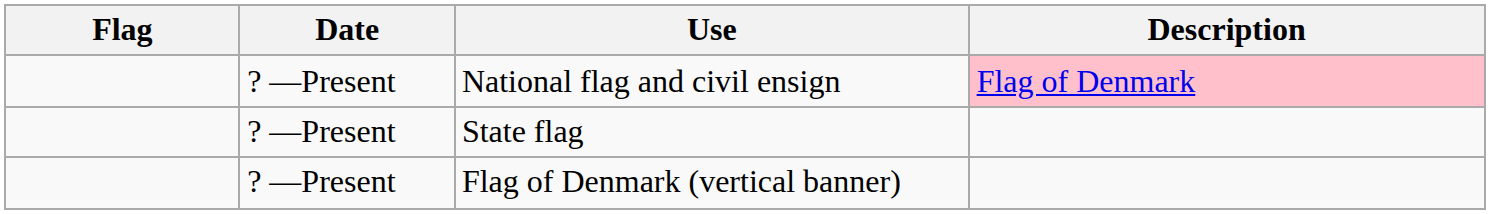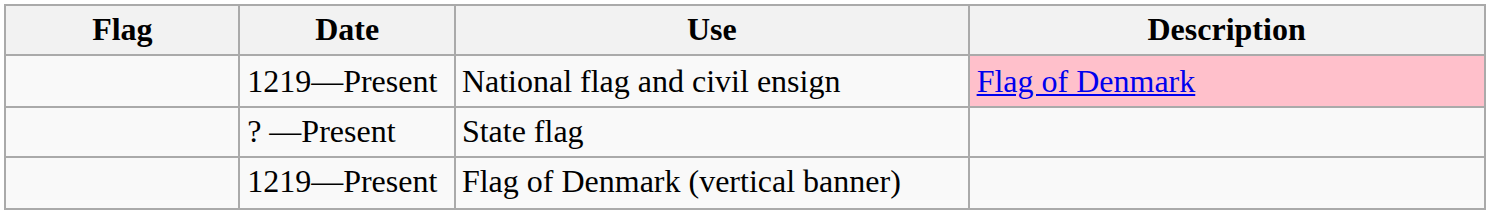(321, 80) ? —Present -> (342, 80) 1219—Present
(321, 182) ? —Present -> (342, 182) 1219—Present
